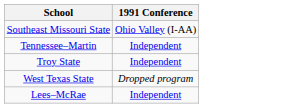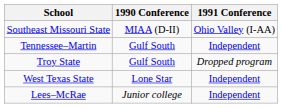+ column: (152, 12)
(156, 62) Independent -> (234, 62) Dropped program
(156, 78) Dropped program -> (234, 78) Independent
